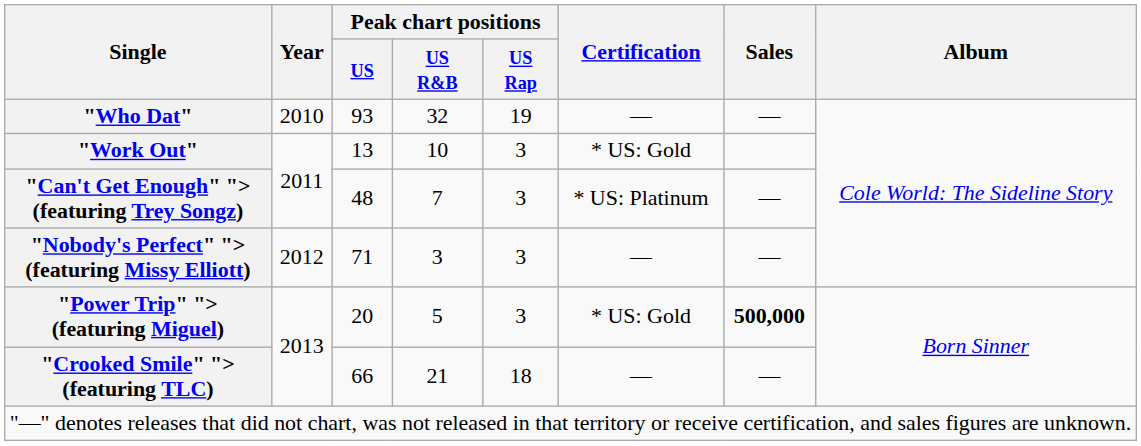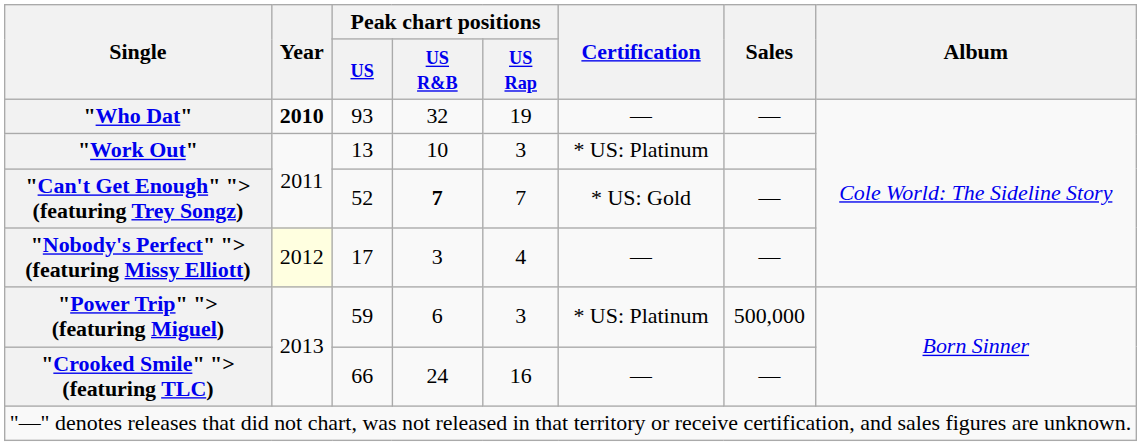(302, 116) normal -> (302, 116) bold
(641, 150) * US: Gold -> (641, 150) * US: Platinum
(362, 197) 48 -> (362, 197) 52
(437, 197) normal -> (437, 197) bold
(521, 197) 3 -> (521, 197) 7
(641, 197) * US: Platinum -> (641, 197) * US: Gold
(302, 257) no background -> (302, 257) lightyellow background
(362, 257) 71 -> (362, 257) 17
(521, 257) 3 -> (521, 257) 4
(362, 316) 20 -> (362, 316) 59
(437, 316) 5 -> (437, 316) 6
(641, 316) * US: Gold -> (641, 316) * US: Platinum
(769, 316) bold -> (769, 316) normal
(437, 376) 21 -> (437, 376) 24
(521, 376) 18 -> (521, 376) 16
